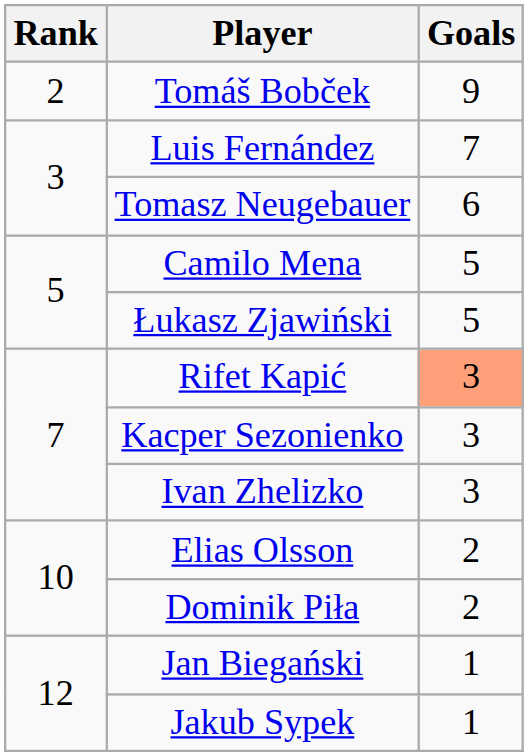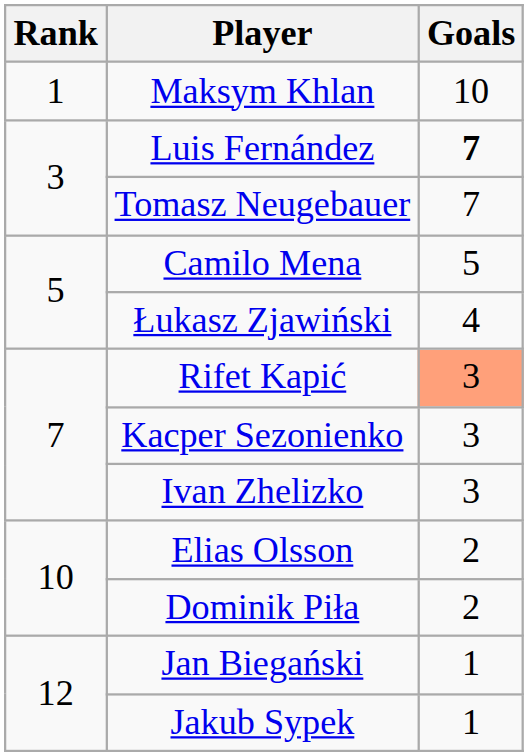+ row: (262, 90)
- row: (262, 90)
(471, 147) normal -> (471, 147) bold
(471, 205) 6 -> (471, 205) 7
(471, 319) 5 -> (471, 319) 4
